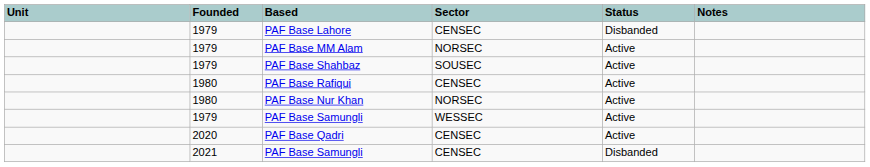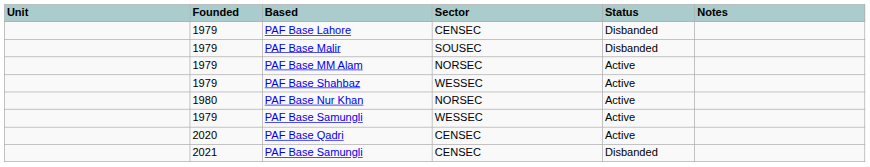+ row: (205, 48)
(458, 65) SOUSEC -> (459, 83) WESSEC
- row: (205, 83)
